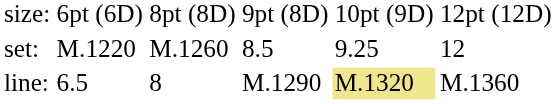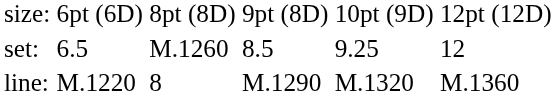(96, 48) M.1220 -> (72, 48) 6.5
(72, 83) 6.5 -> (96, 83) M.1220
(374, 83) khaki background -> (374, 83) no background
